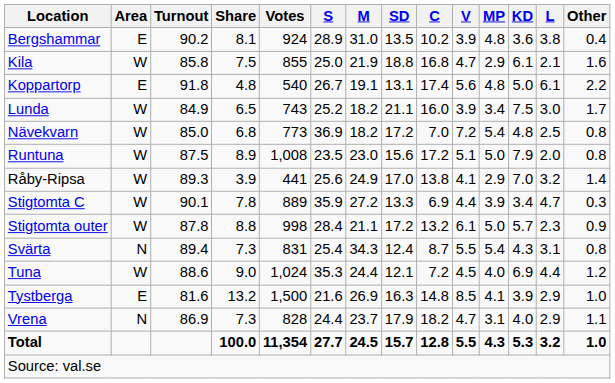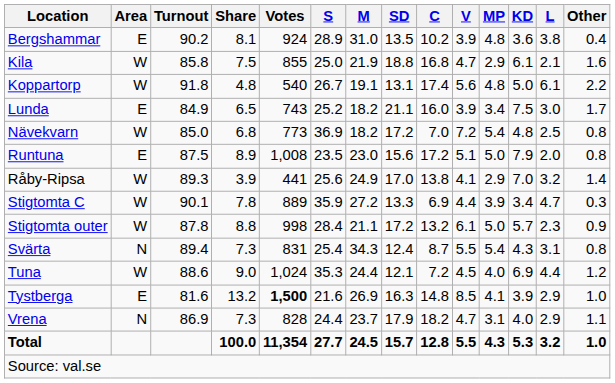(142, 86) E -> (140, 86) W
(140, 109) W -> (142, 109) E
(140, 156) W -> (142, 156) E
(289, 296) normal -> (289, 296) bold
